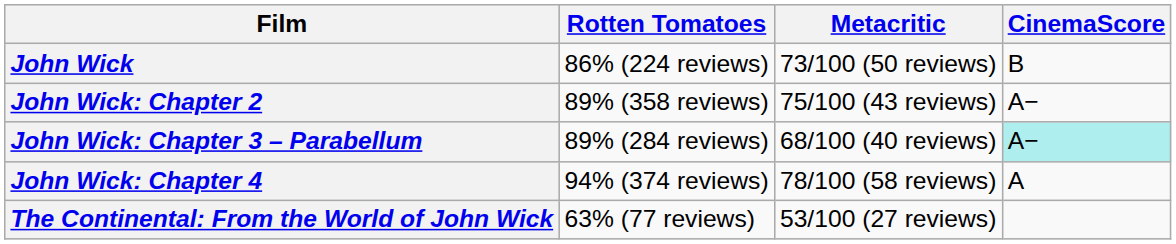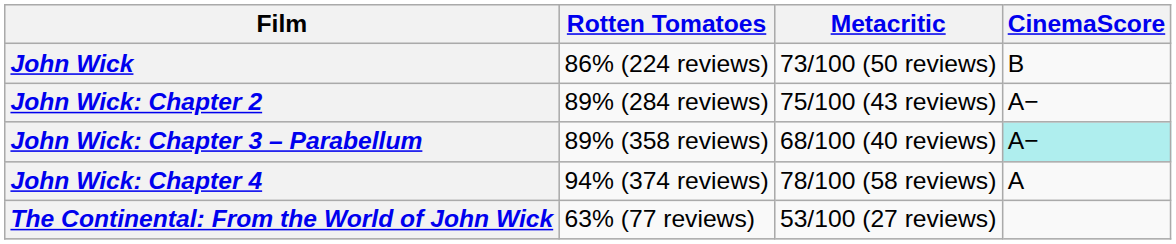(667, 102) 89% (358 reviews) -> (667, 102) 89% (284 reviews)
(667, 141) 89% (284 reviews) -> (667, 141) 89% (358 reviews)
